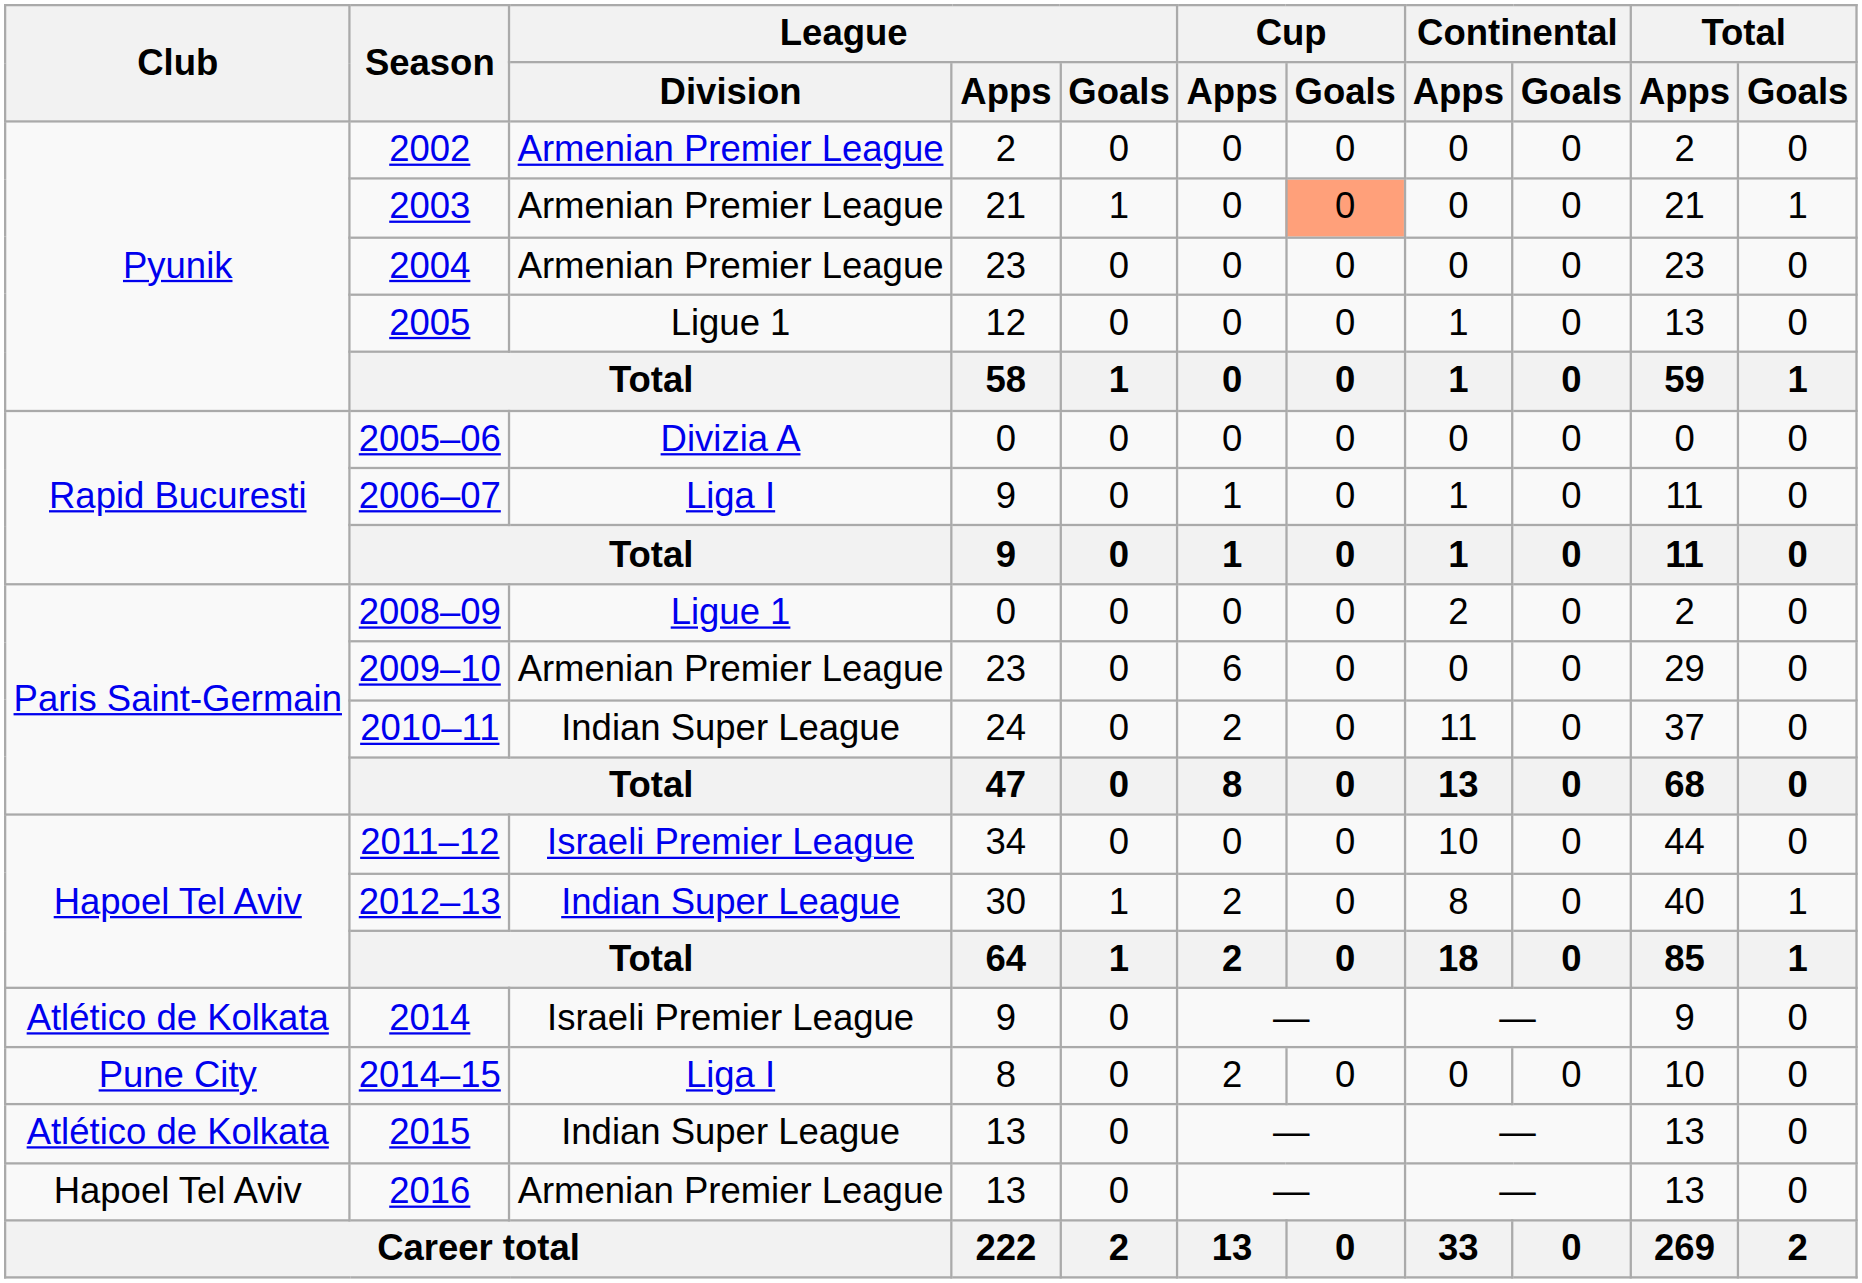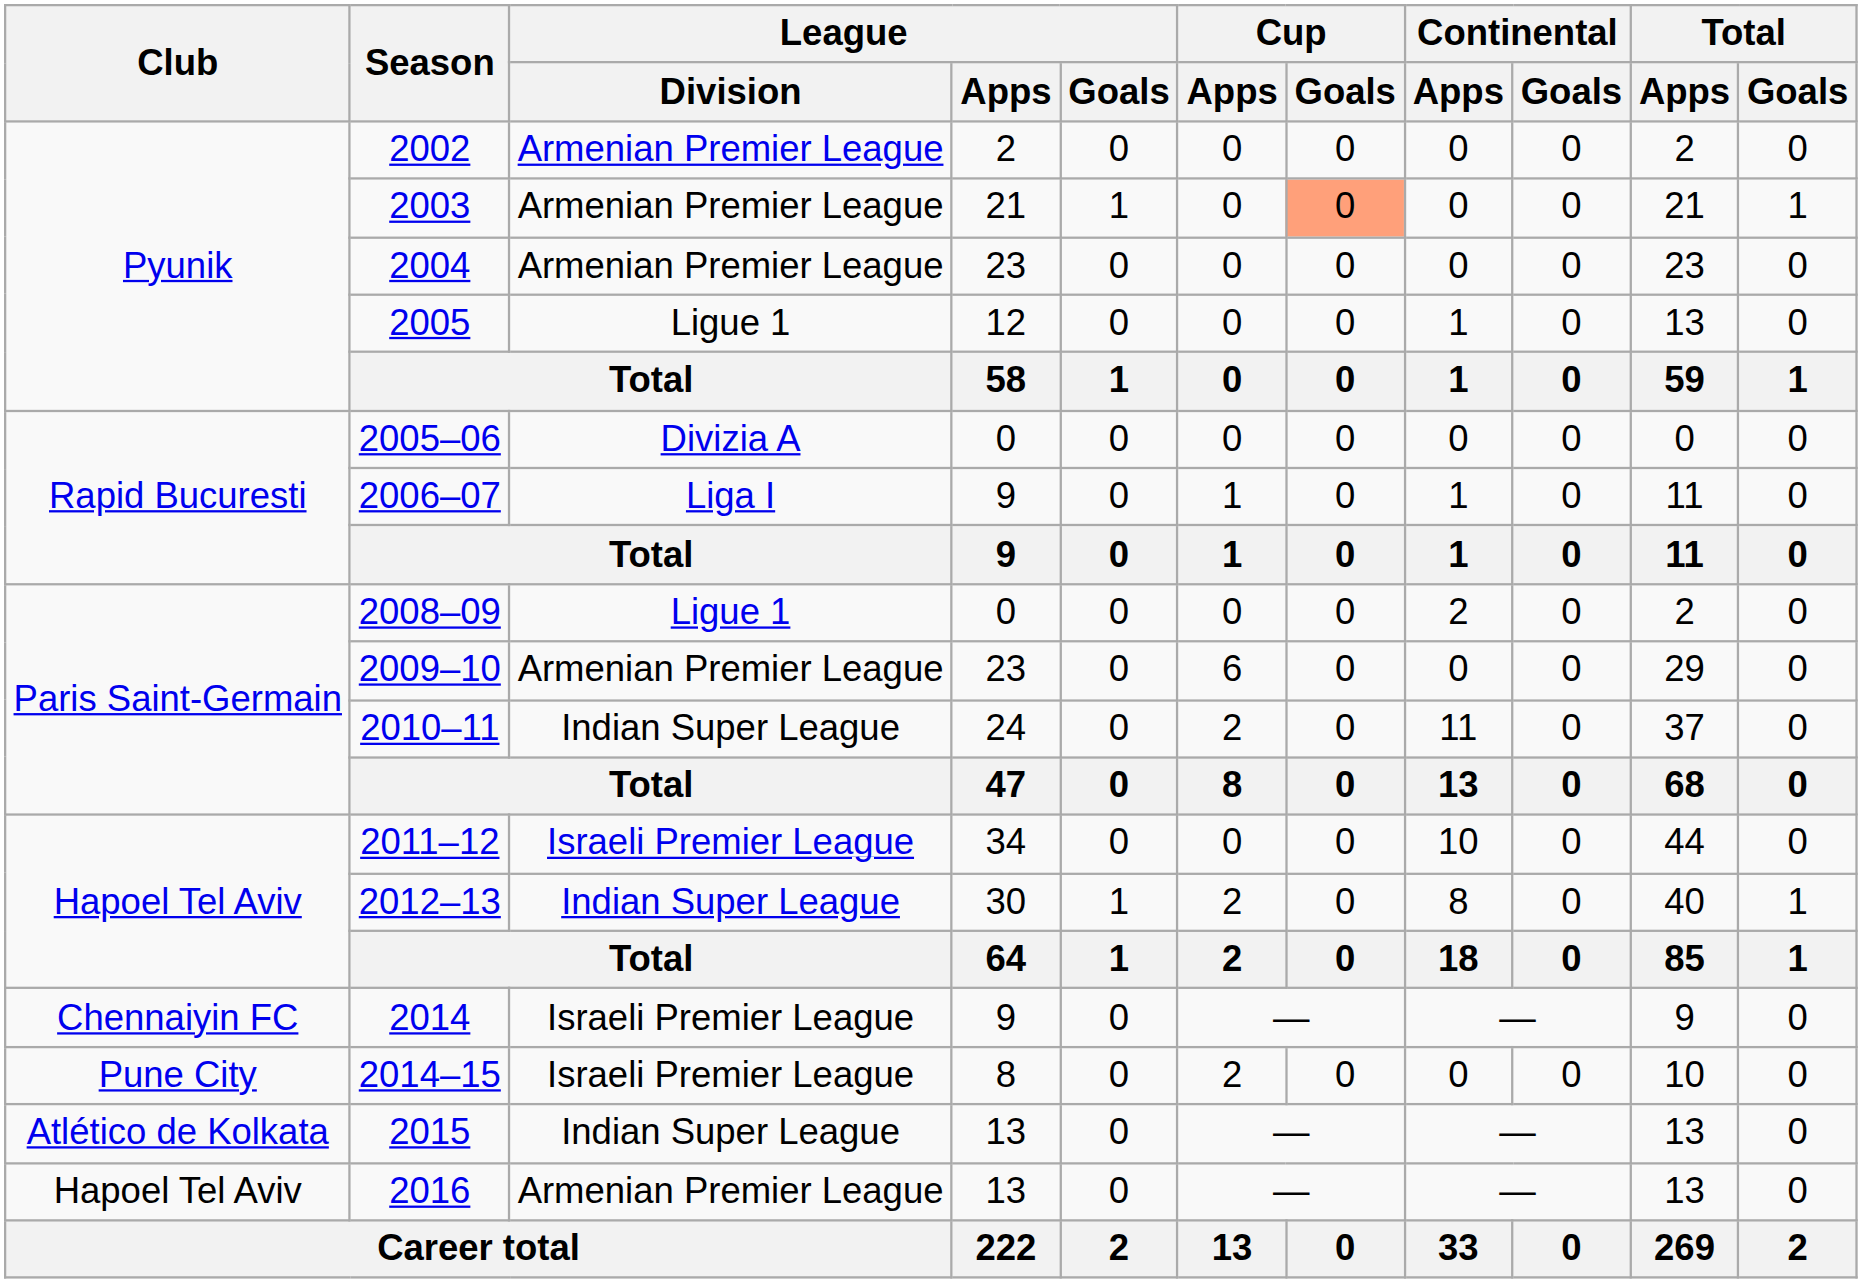(178, 1016) Atlético de Kolkata -> (178, 1016) Chennaiyin FC
(731, 1074) Liga I -> (731, 1074) Israeli Premier League
